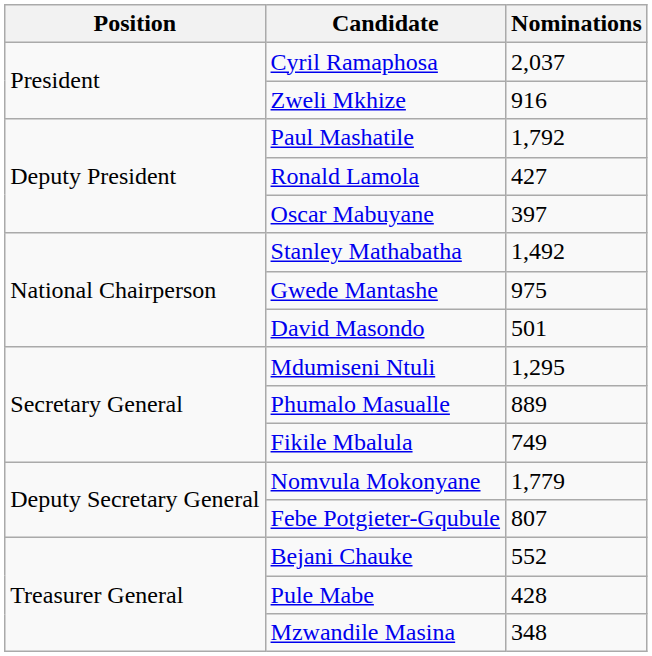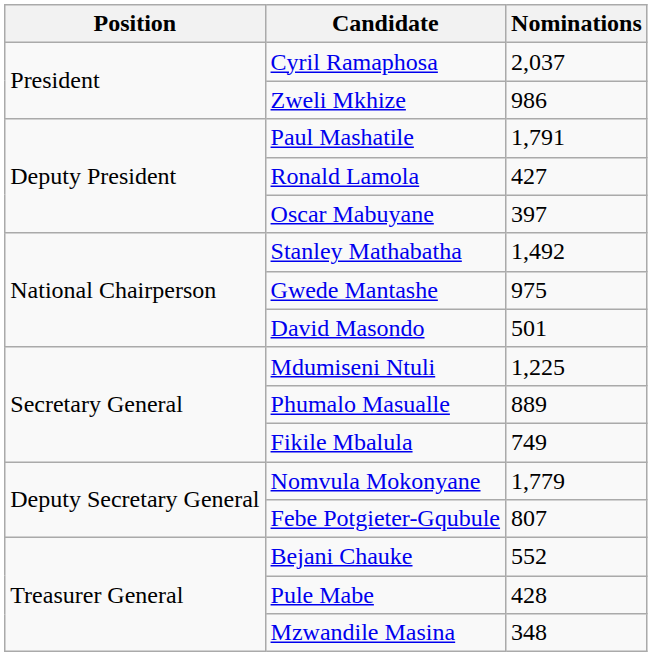(529, 99) 916 -> (529, 99) 986
(538, 137) 1,792 -> (538, 137) 1,791
(538, 366) 1,295 -> (538, 366) 1,225
